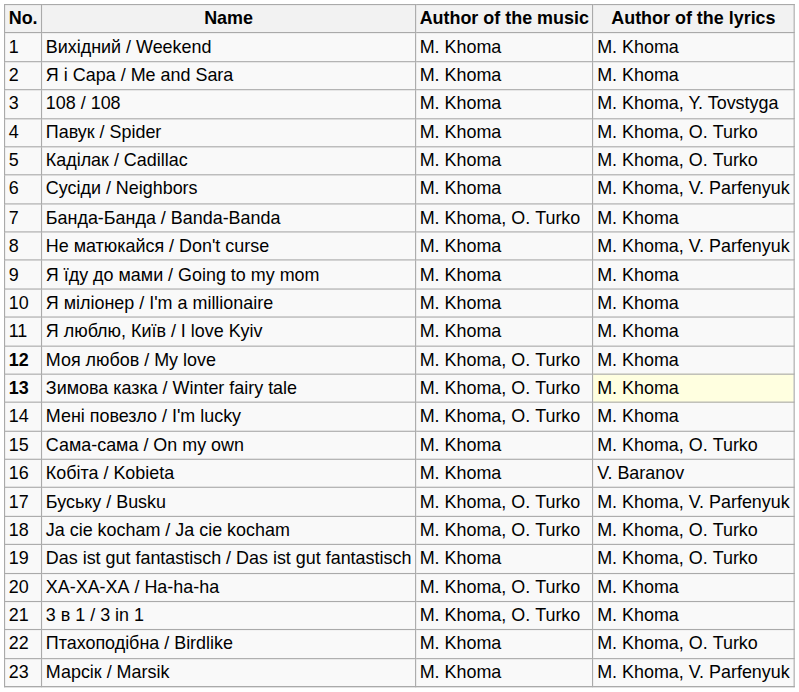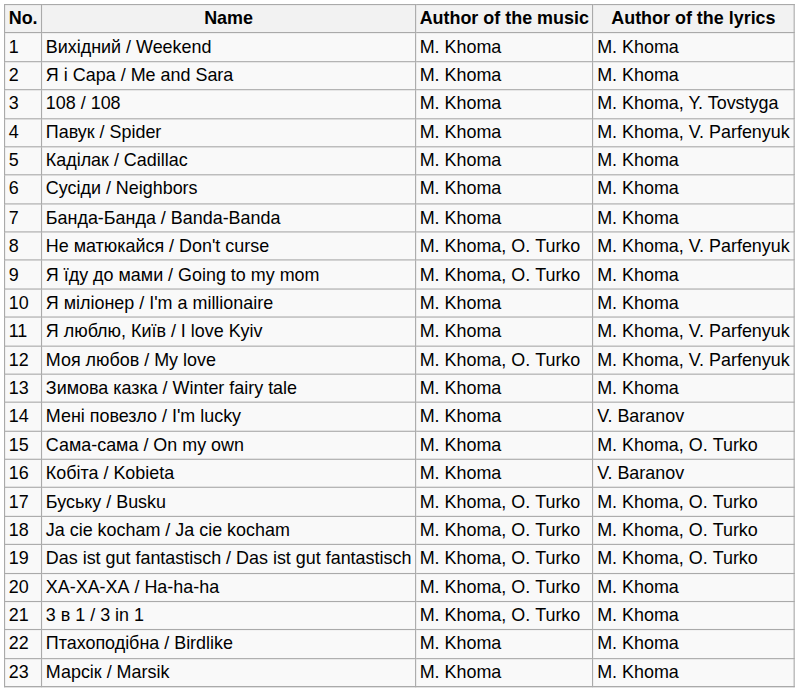(677, 132) M. Khoma, О. Turko -> (693, 132) M. Khoma, V. Parfenyuk
(677, 160) M. Khoma, О. Turko -> (638, 160) M. Khoma
(693, 189) M. Khoma, V. Parfenyuk -> (638, 189) M. Khoma
(500, 217) M. Khoma, О. Turko -> (460, 217) M. Khoma
(460, 246) M. Khoma -> (500, 246) M. Khoma, О. Turko
(460, 274) M. Khoma -> (500, 274) M. Khoma, О. Turko
(638, 331) M. Khoma -> (693, 331) M. Khoma, V. Parfenyuk
(19, 359) bold -> (19, 359) normal
(638, 359) M. Khoma -> (693, 359) M. Khoma, V. Parfenyuk
(19, 388) bold -> (19, 388) normal
(500, 388) M. Khoma, О. Turko -> (460, 388) M. Khoma
(638, 388) lightyellow background -> (638, 388) no background
(500, 416) M. Khoma, О. Turko -> (460, 416) M. Khoma
(638, 416) M. Khoma -> (641, 416) V. Baranov
(693, 501) M. Khoma, V. Parfenyuk -> (677, 501) M. Khoma, О. Turko
(460, 558) M. Khoma -> (500, 558) M. Khoma, О. Turko
(677, 643) M. Khoma, О. Turko -> (638, 643) M. Khoma
(693, 672) M. Khoma, V. Parfenyuk -> (638, 672) M. Khoma
